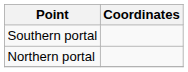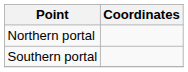rows swapped: (51, 56) <-> (52, 35)
